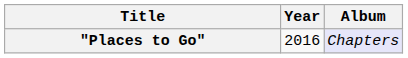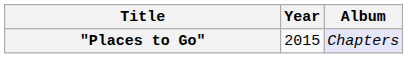(302, 41) 2016 -> (302, 41) 2015
